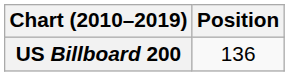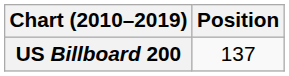(238, 53) 136 -> (238, 53) 137
